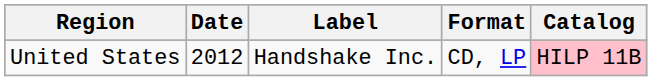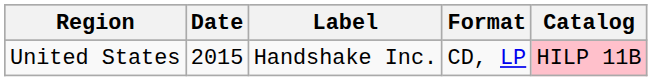(217, 58) 2012 -> (217, 58) 2015
